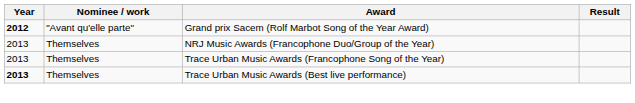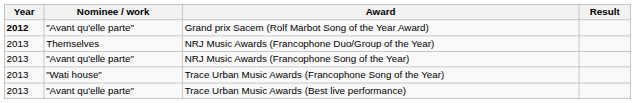+ row: (297, 59)
(73, 59) Themselves -> (74, 74) "Wati house"
(17, 74) bold -> (17, 90) normal
(73, 74) Themselves -> (90, 90) "Avant qu'elle parte"
